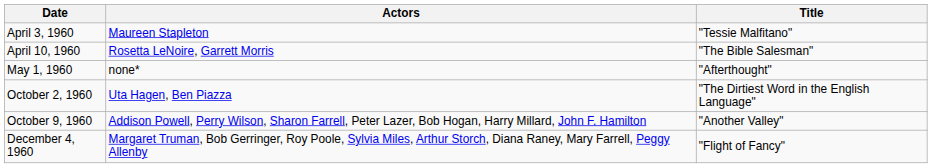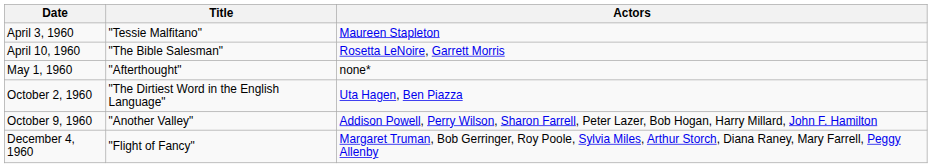columns swapped: (812, 13) <-> (401, 13)
